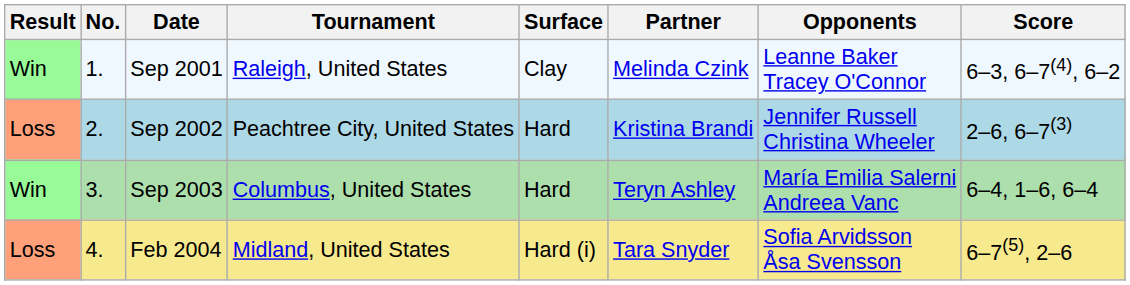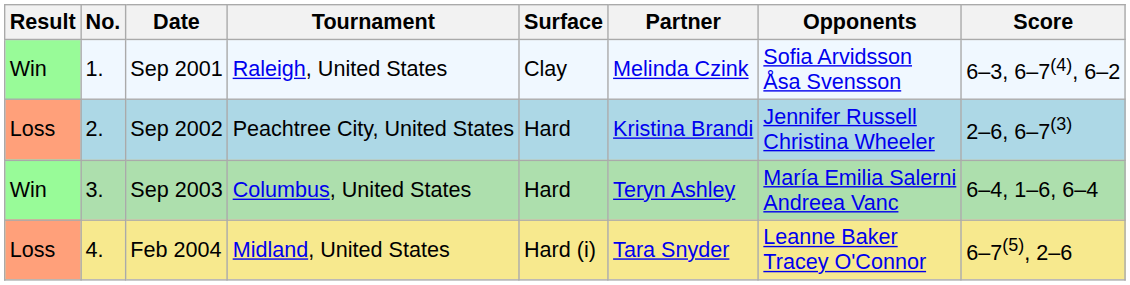(845, 69) Leanne Baker Tracey O'Connor -> (838, 69) Sofia Arvidsson Åsa Svensson
(838, 249) Sofia Arvidsson Åsa Svensson -> (845, 249) Leanne Baker Tracey O'Connor
